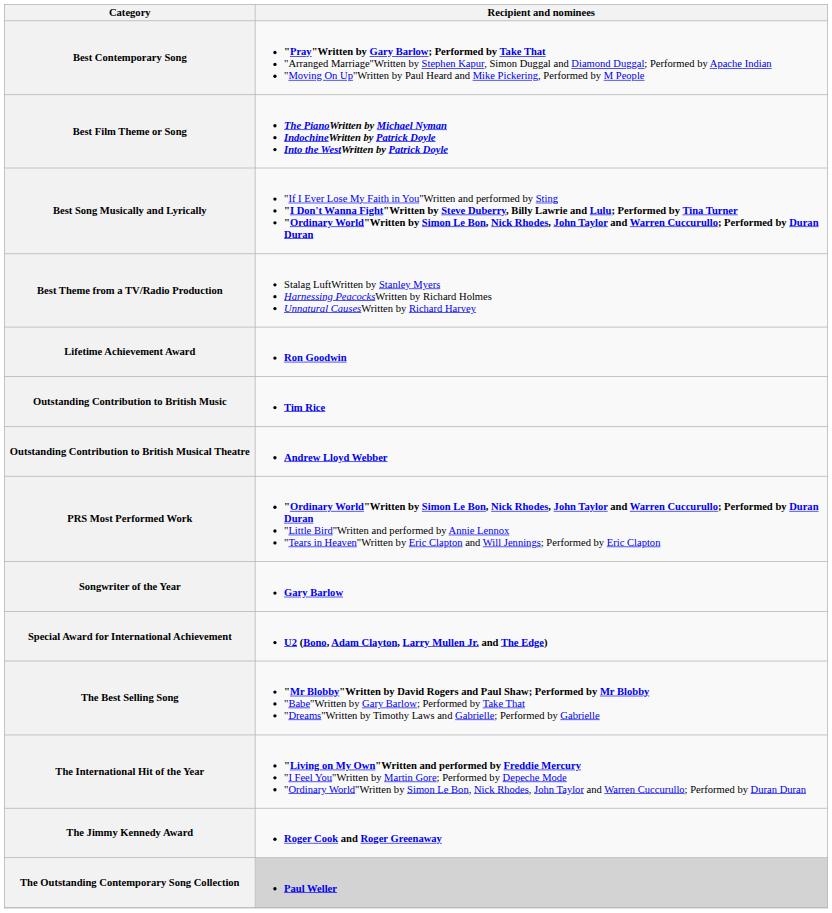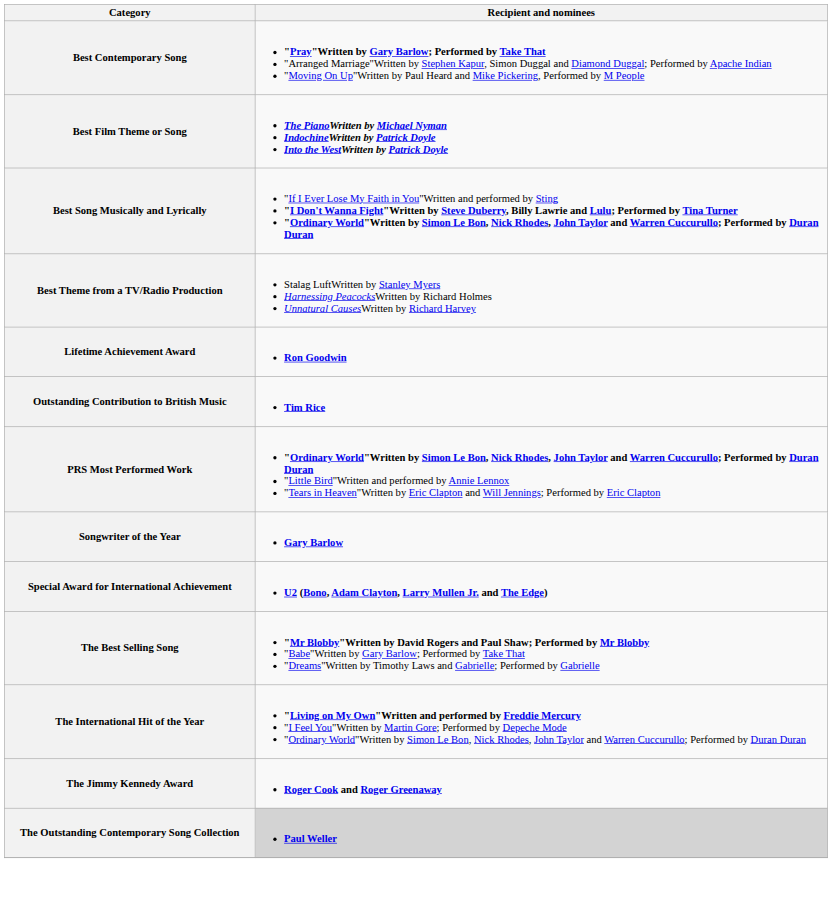- row: (130, 451)
